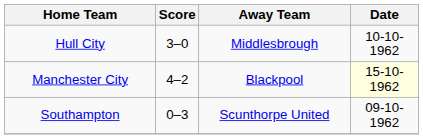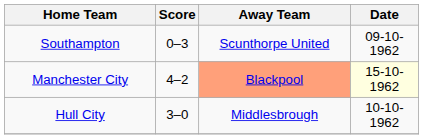rows swapped: (80, 43) <-> (80, 115)
(275, 79) no background -> (275, 79) lightsalmon background
